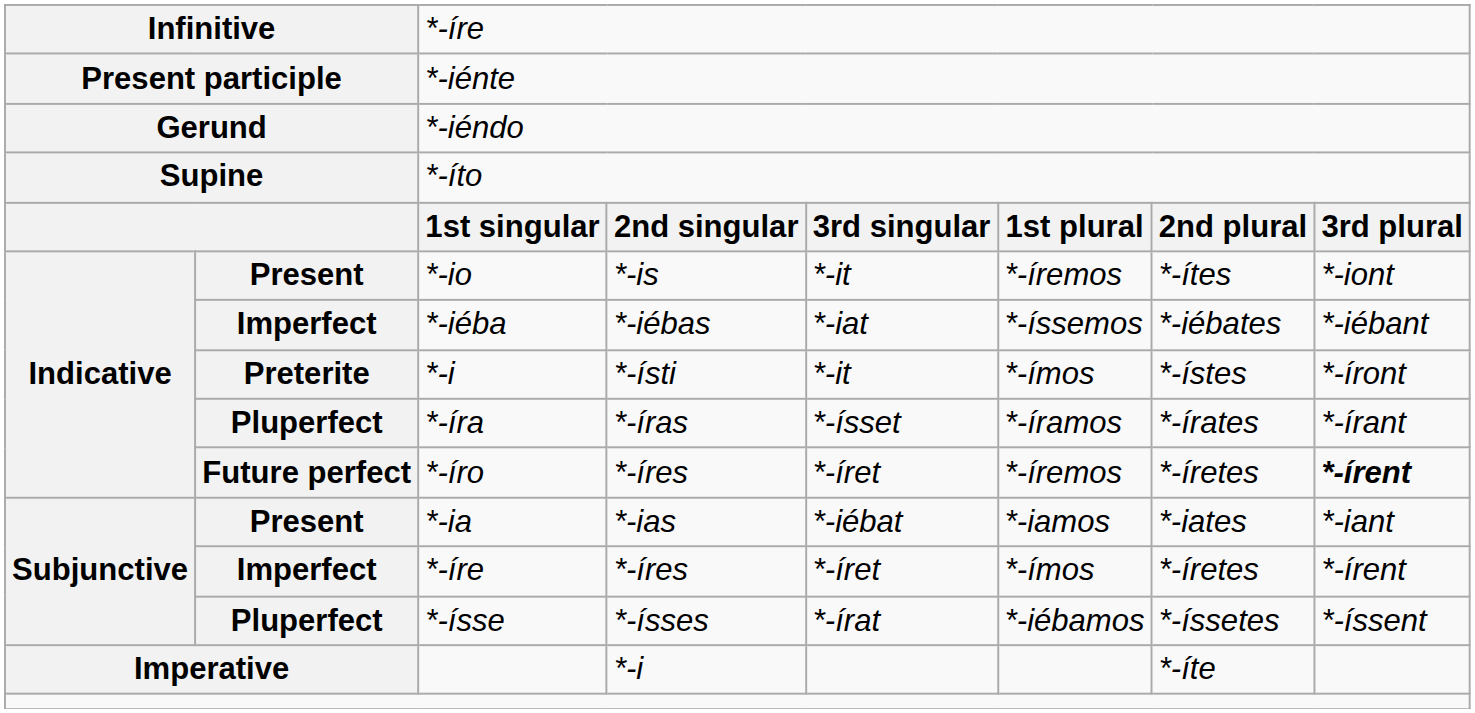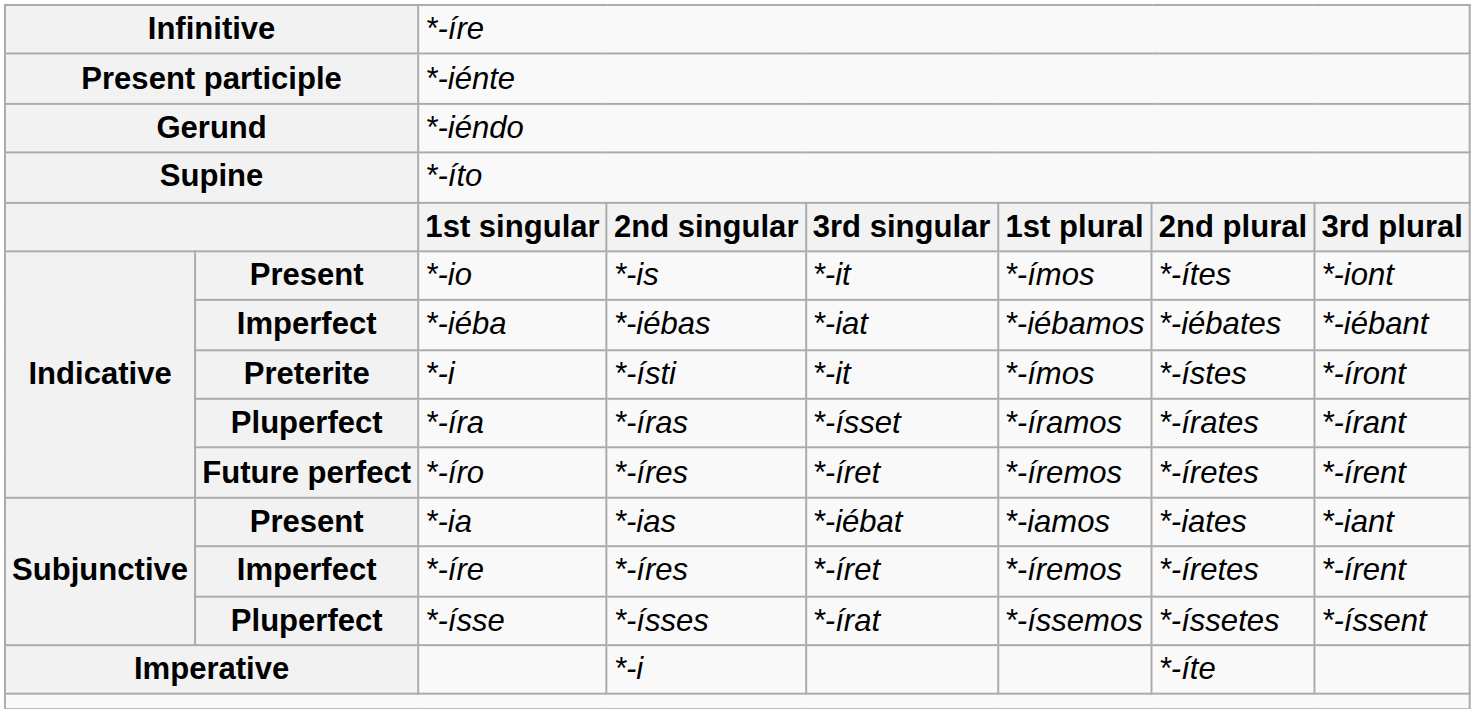(1063, 275) *-íremos -> (1050, 275) *-ímos
(1074, 324) *-íssemos -> (1075, 324) *-iébamos
(1366, 472) bold -> (1364, 472) normal
(1050, 570) *-ímos -> (1063, 570) *-íremos
(1075, 619) *-iébamos -> (1074, 619) *-íssemos
